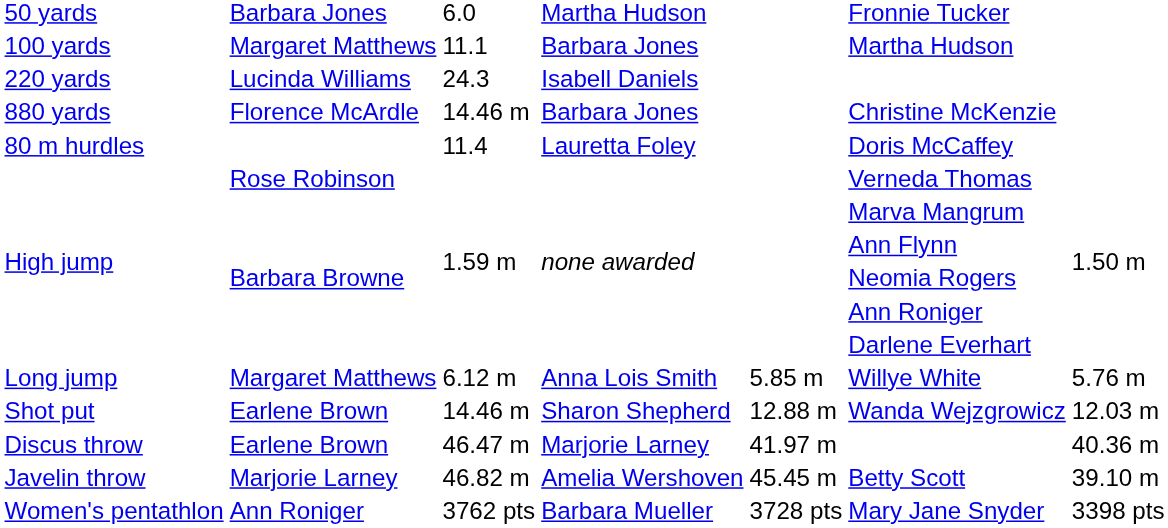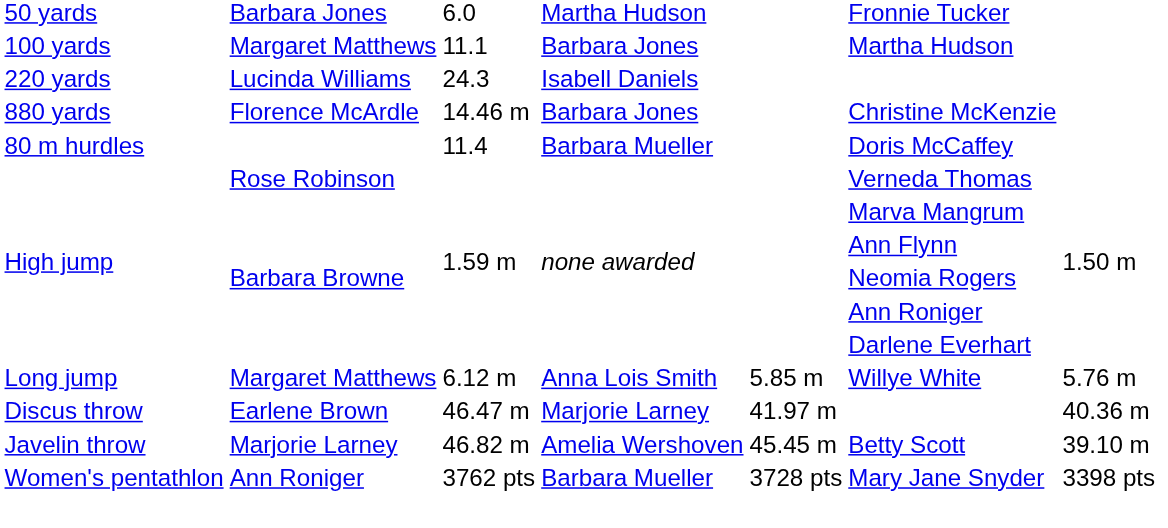(618, 145) Lauretta Foley -> (627, 145) Barbara Mueller
- row: (50, 411)
